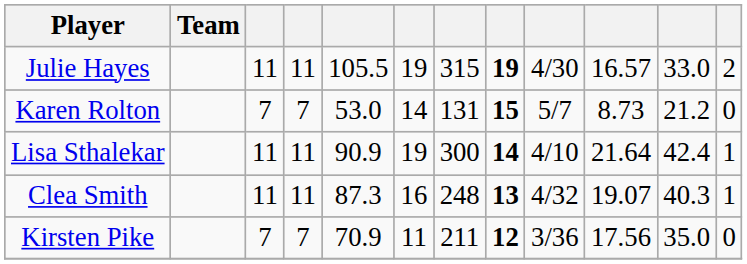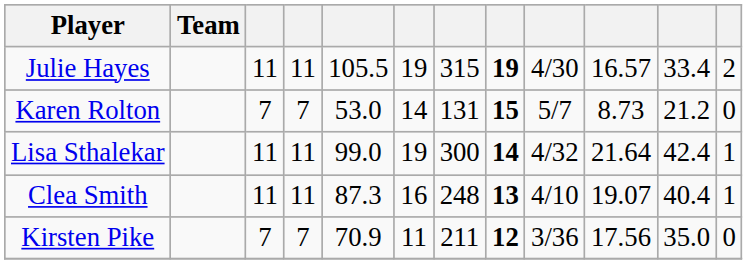(687, 68) 33.0 -> (687, 68) 33.4
(358, 152) 90.9 -> (358, 152) 99.0
(555, 152) 4/10 -> (555, 152) 4/32
(555, 195) 4/32 -> (555, 195) 4/10
(687, 195) 40.3 -> (687, 195) 40.4
